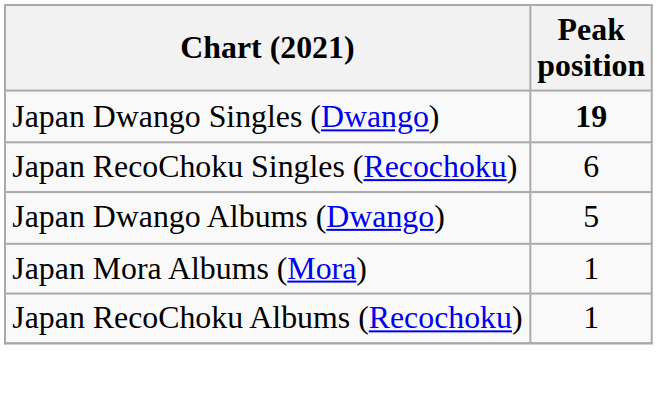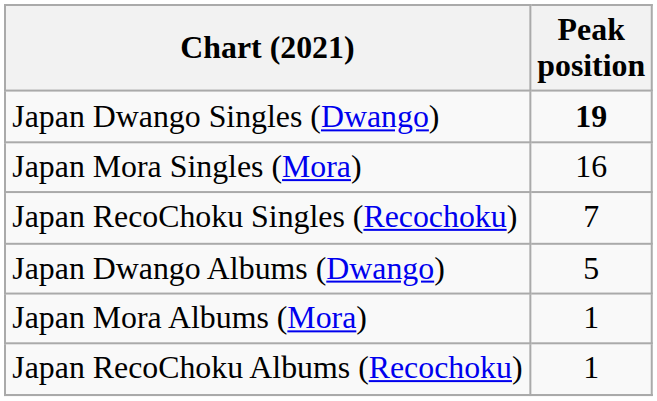+ row: (187, 166)
(591, 166) 6 -> (591, 217) 7
